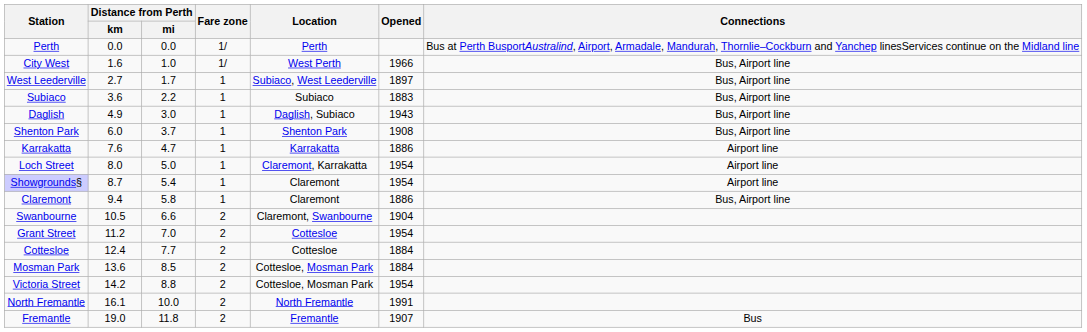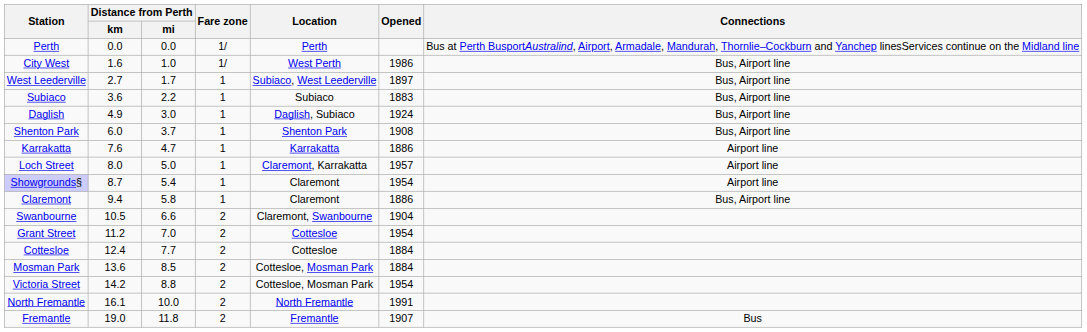(401, 64) 1966 -> (401, 64) 1986
(401, 115) 1943 -> (401, 115) 1924
(401, 166) 1954 -> (401, 166) 1957
